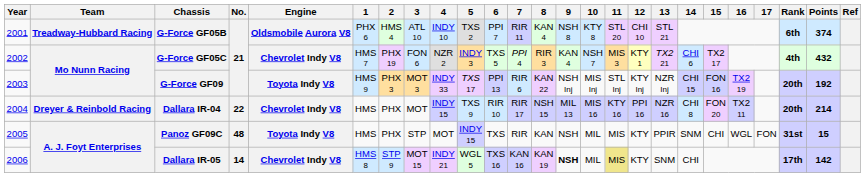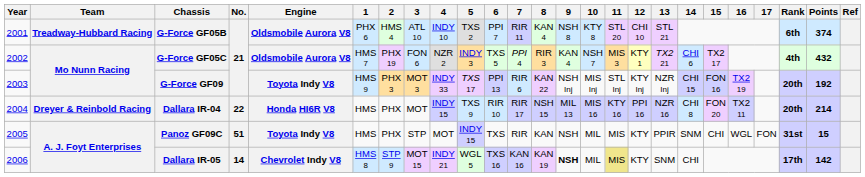(301, 57) Chevrolet Indy V8 -> (301, 57) Oldsmobile Aurora V8
(301, 108) Chevrolet Indy V8 -> (301, 108) Honda HI6R V8
(239, 134) 48 -> (239, 134) 51
